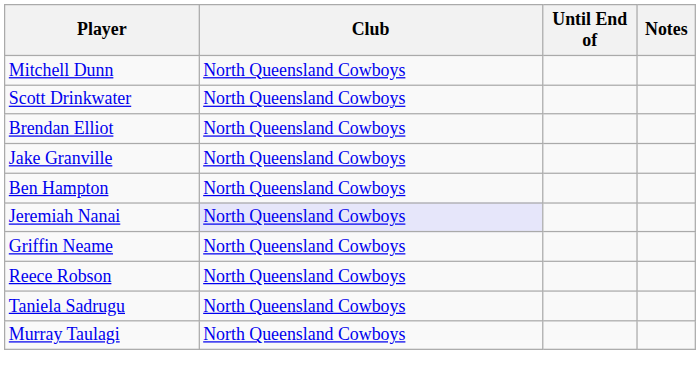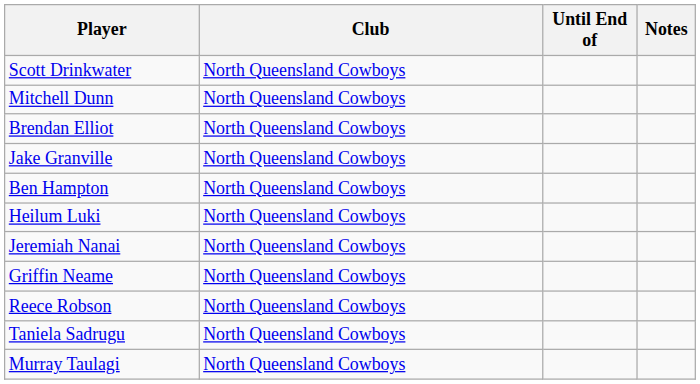rows swapped: (70, 99) <-> (61, 70)
+ row: (55, 217)
(304, 217) lavender background -> (304, 246) no background
